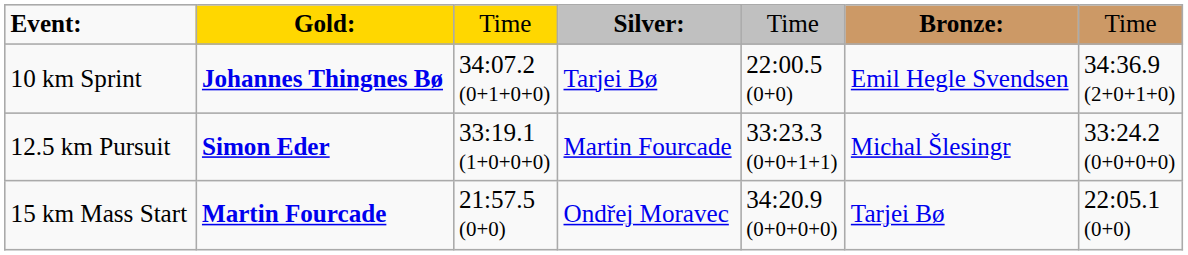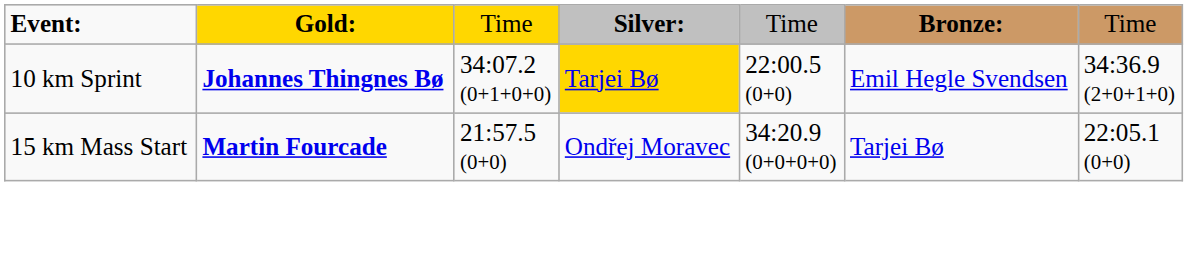(610, 78) no background -> (612, 78) gold background
- row: (90, 146)
